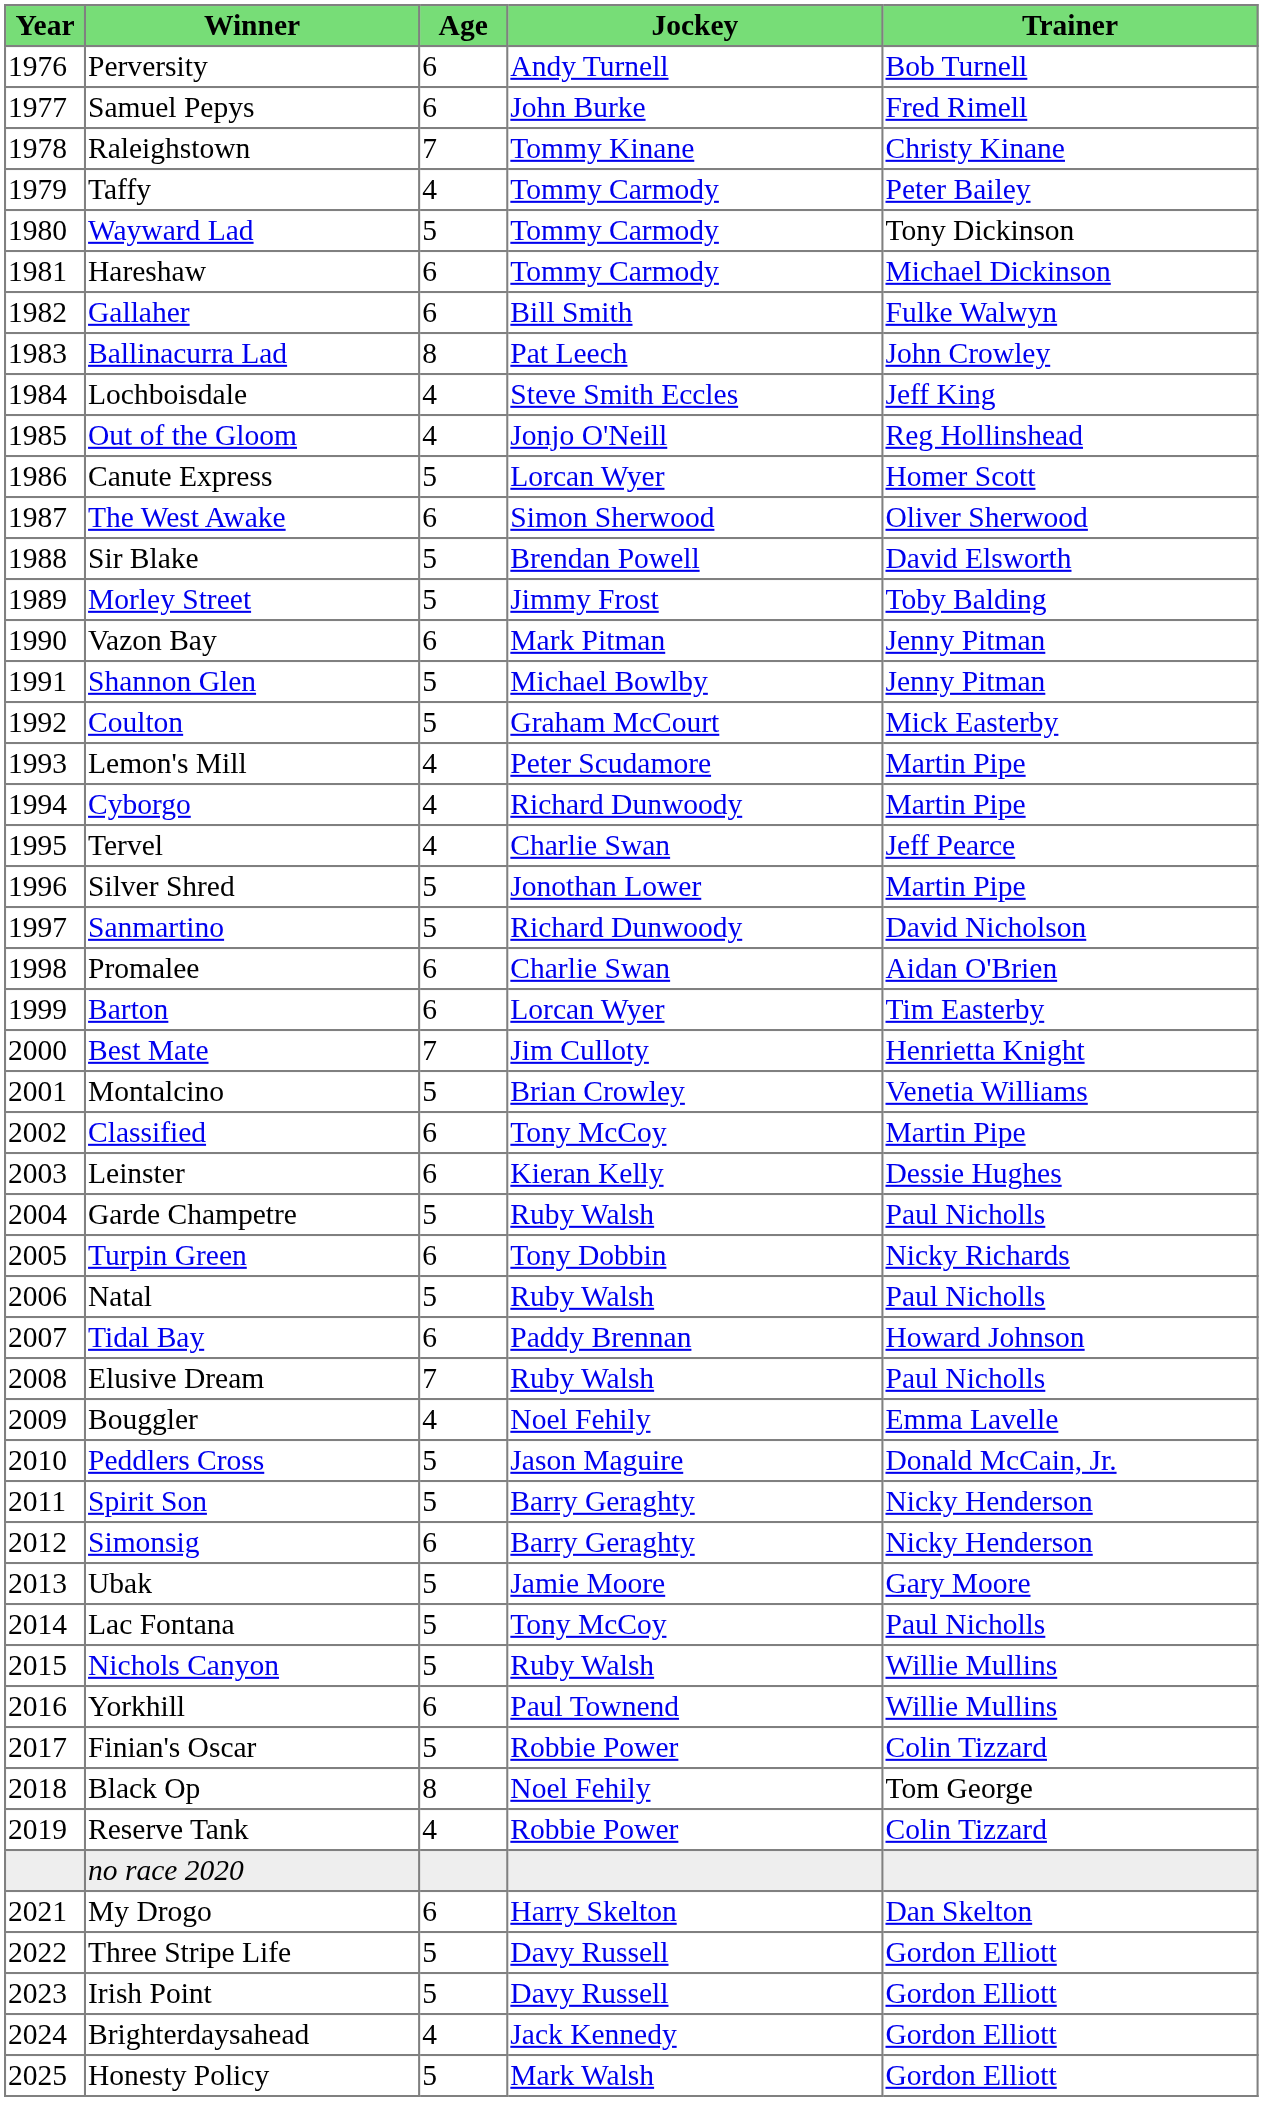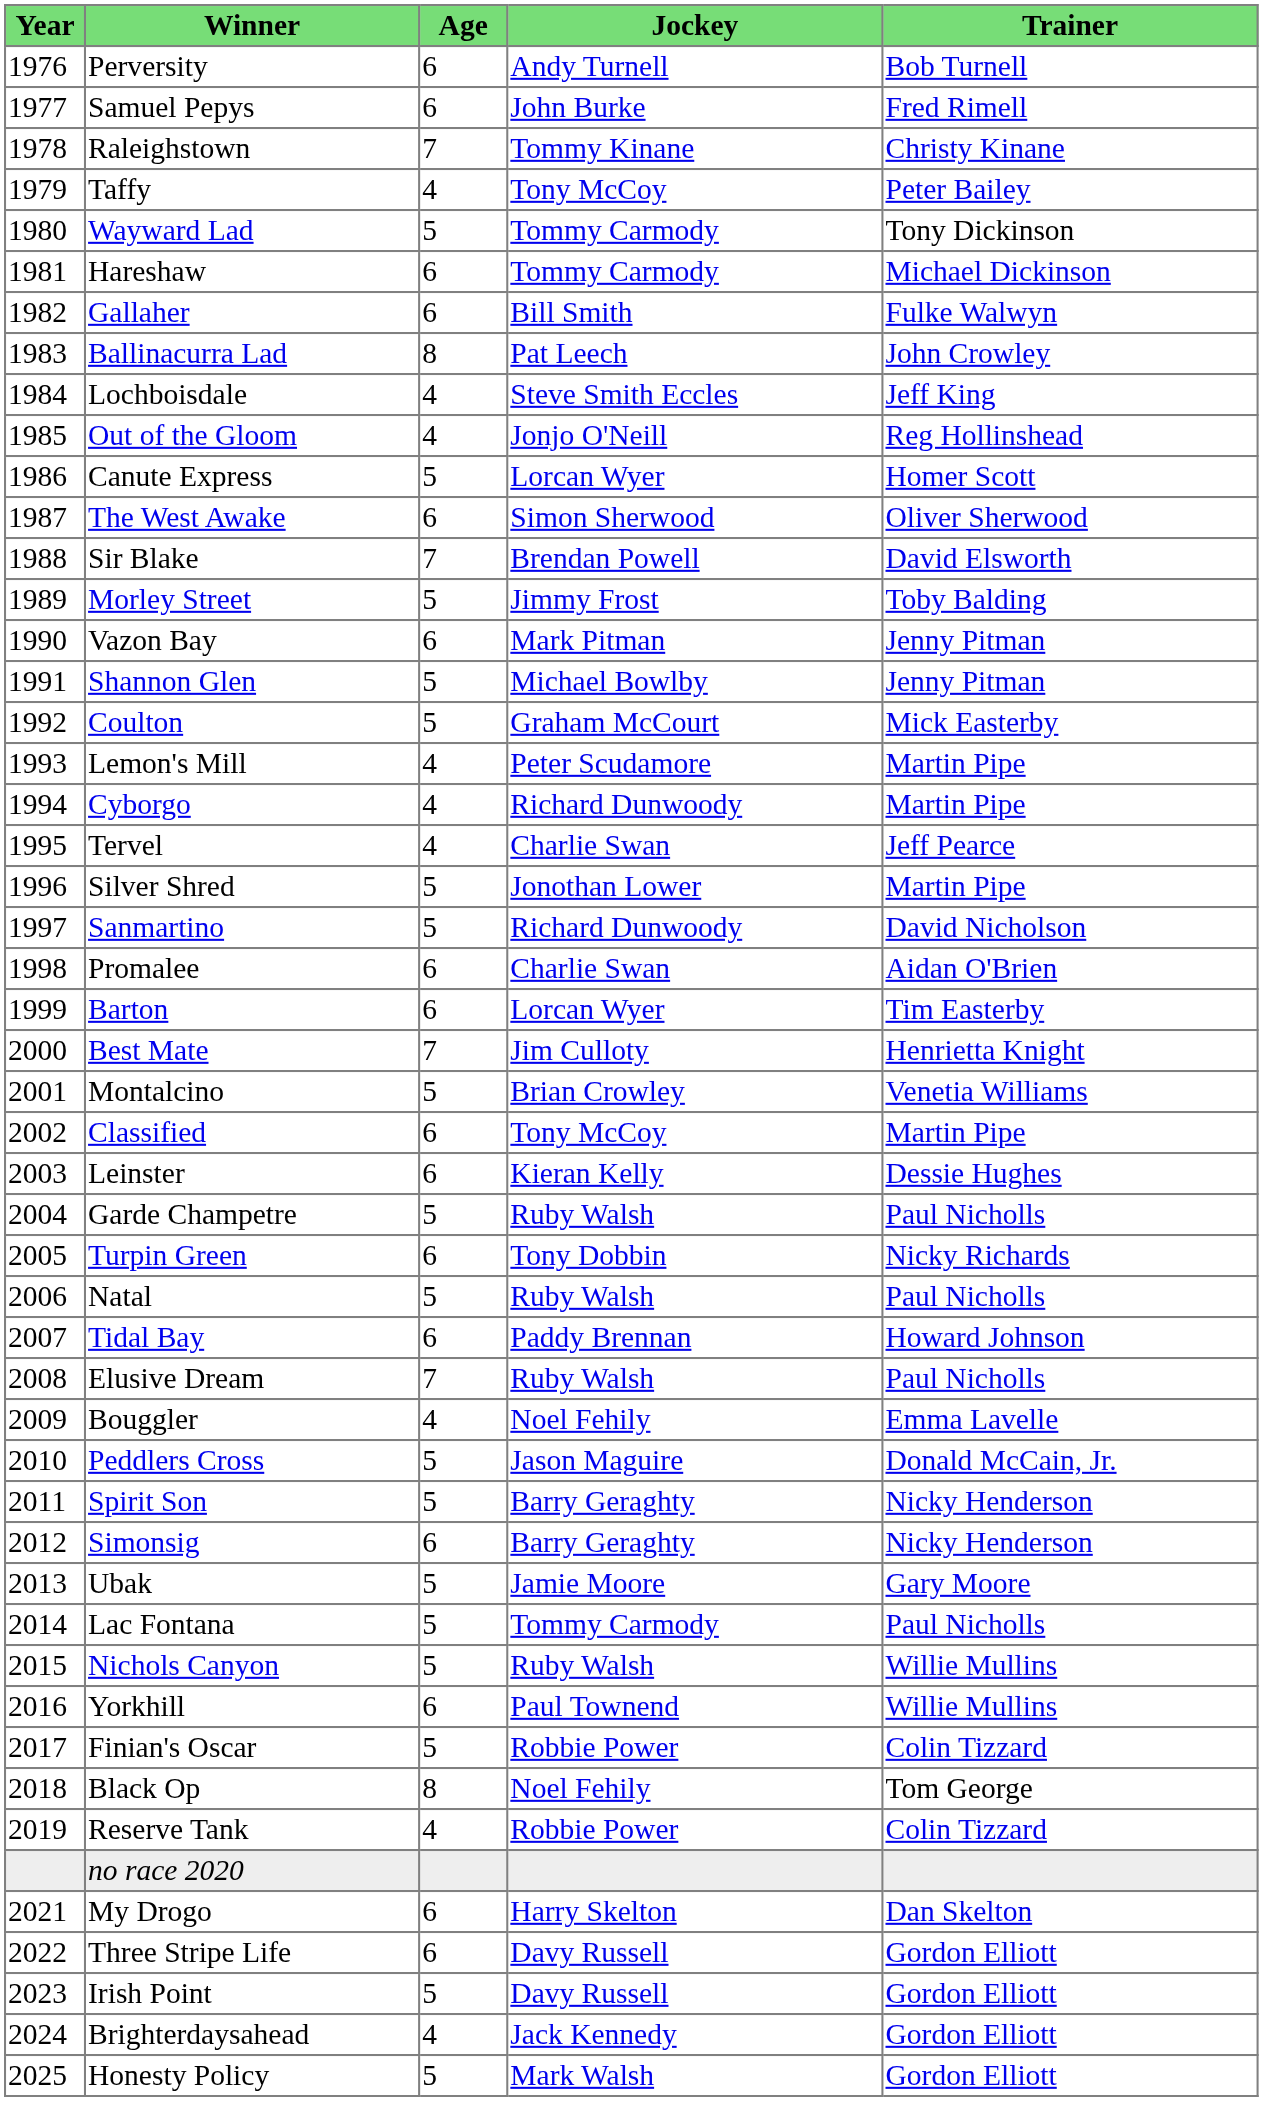(615, 188) Tommy Carmody -> (588, 188) Tony McCoy
(430, 557) 5 -> (430, 557) 7
(588, 1623) Tony McCoy -> (615, 1623) Tommy Carmody
(430, 1951) 5 -> (430, 1951) 6
